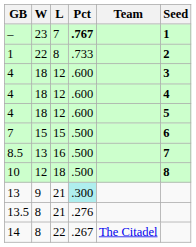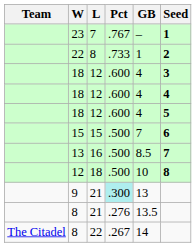columns swapped: (128, 14) <-> (18, 14)
(82, 34) bold -> (119, 34) normal
